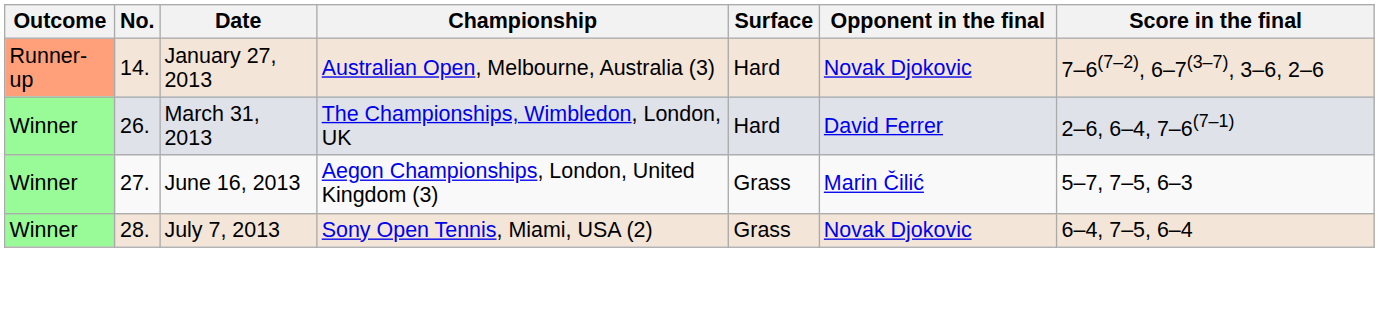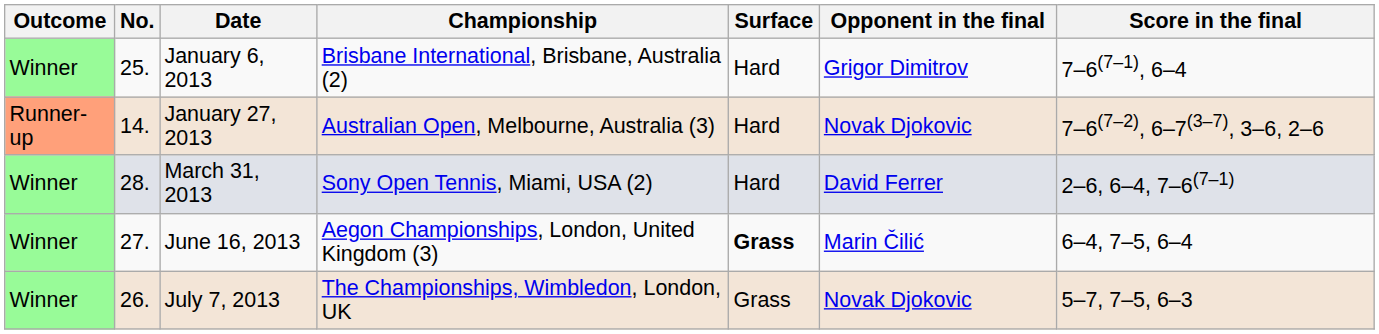+ row: (214, 67)
(135, 125) 26. -> (135, 183) 28.
(521, 125) The Championships, Wimbledon, London, UK -> (487, 183) Sony Open Tennis, Miami, USA (2)
(762, 183) normal -> (764, 241) bold
(1127, 183) 5–7, 7–5, 6–3 -> (1127, 241) 6–4, 7–5, 6–4
(135, 229) 28. -> (135, 300) 26.
(487, 229) Sony Open Tennis, Miami, USA (2) -> (521, 300) The Championships, Wimbledon, London, UK
(1127, 229) 6–4, 7–5, 6–4 -> (1127, 300) 5–7, 7–5, 6–3
